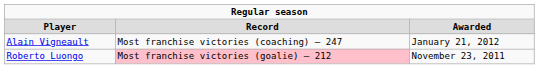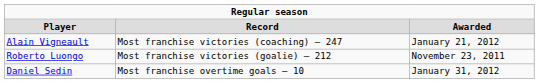(224, 56) pink background -> (224, 56) no background
+ row: (39, 71)
